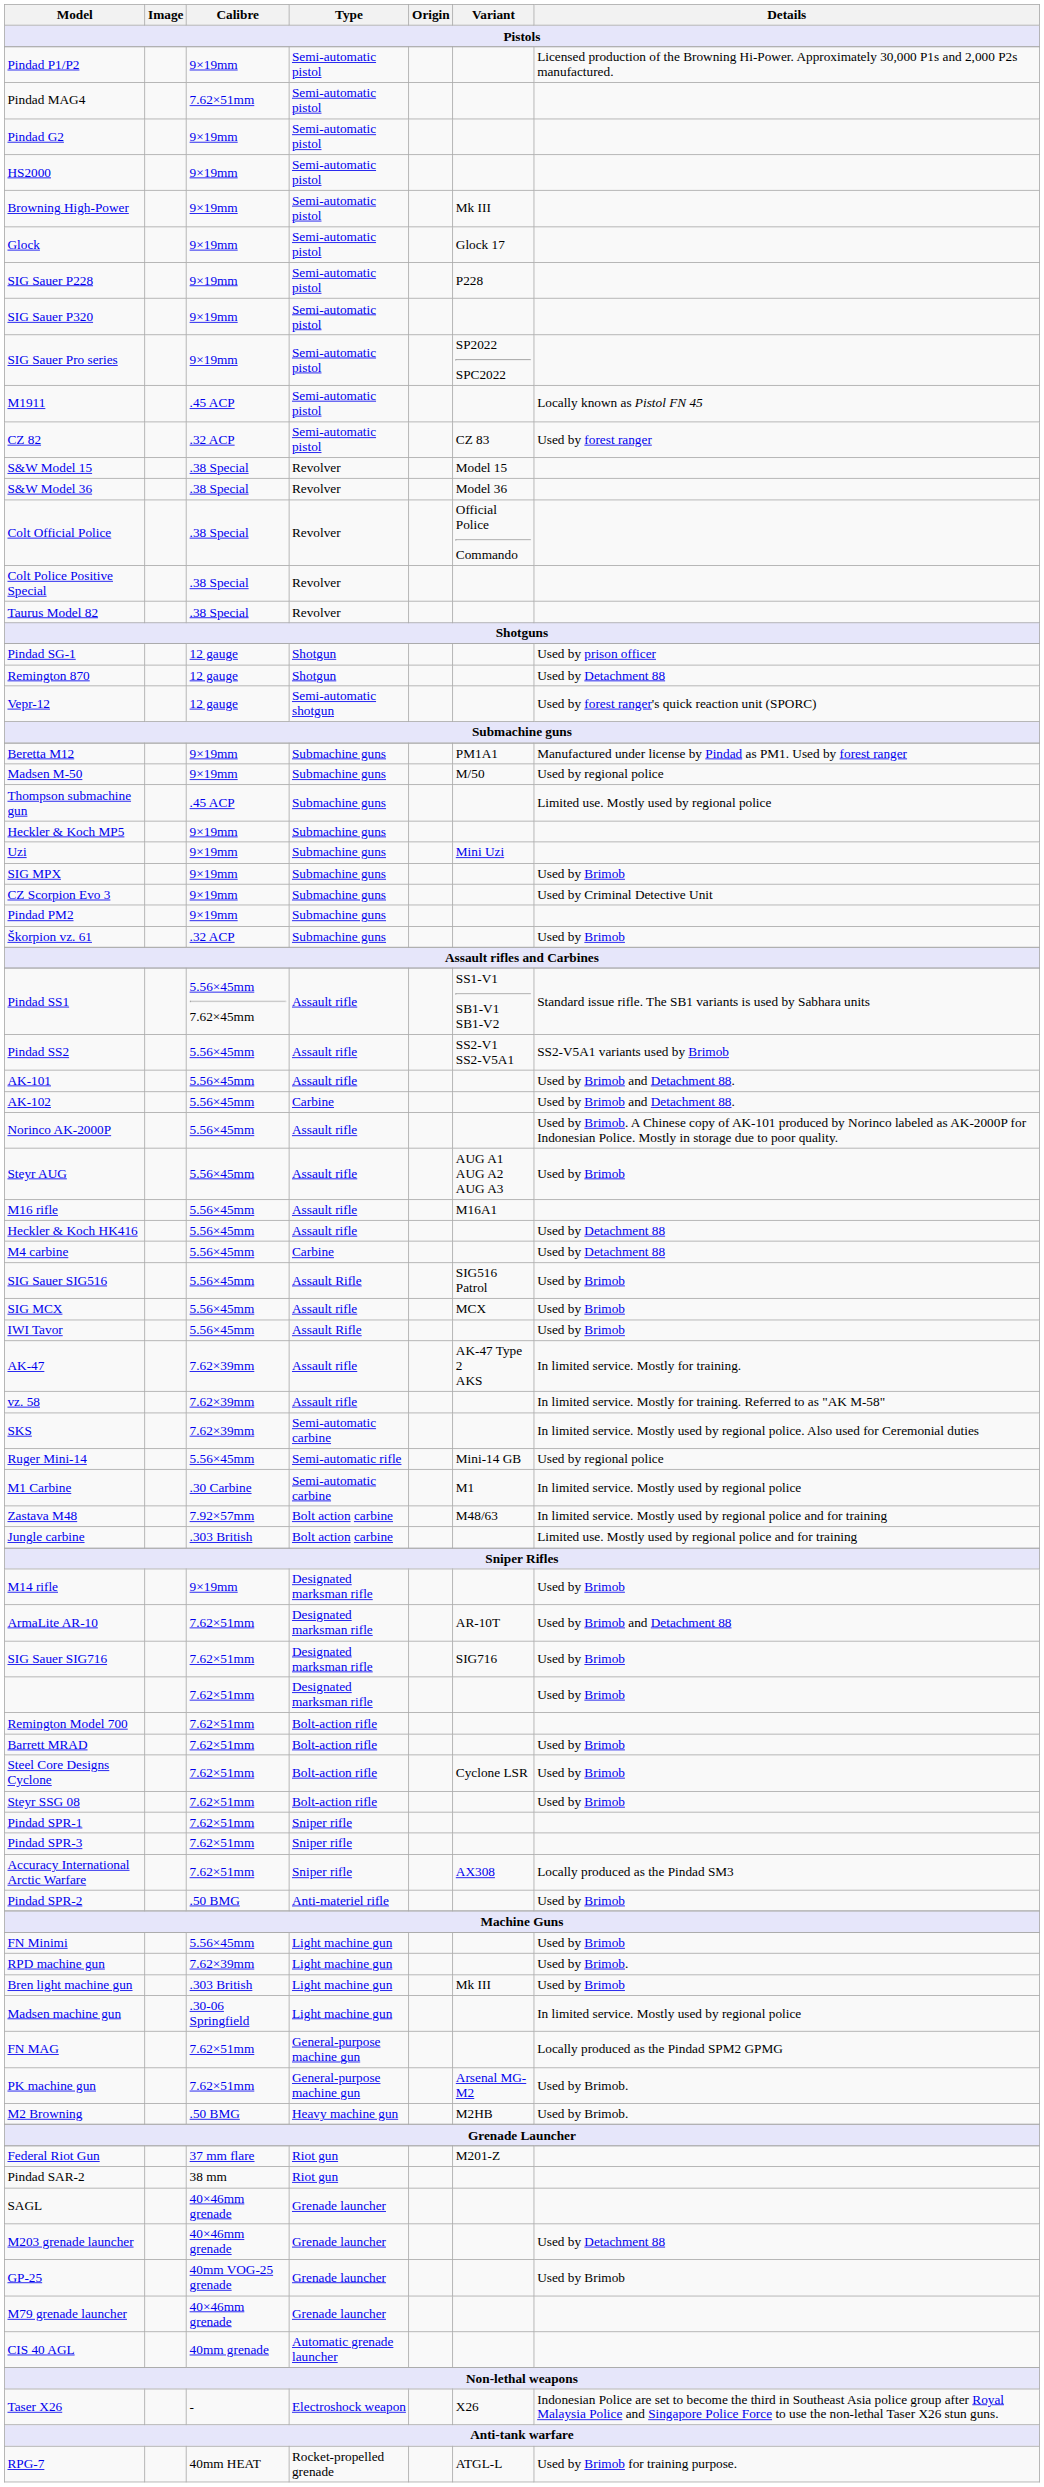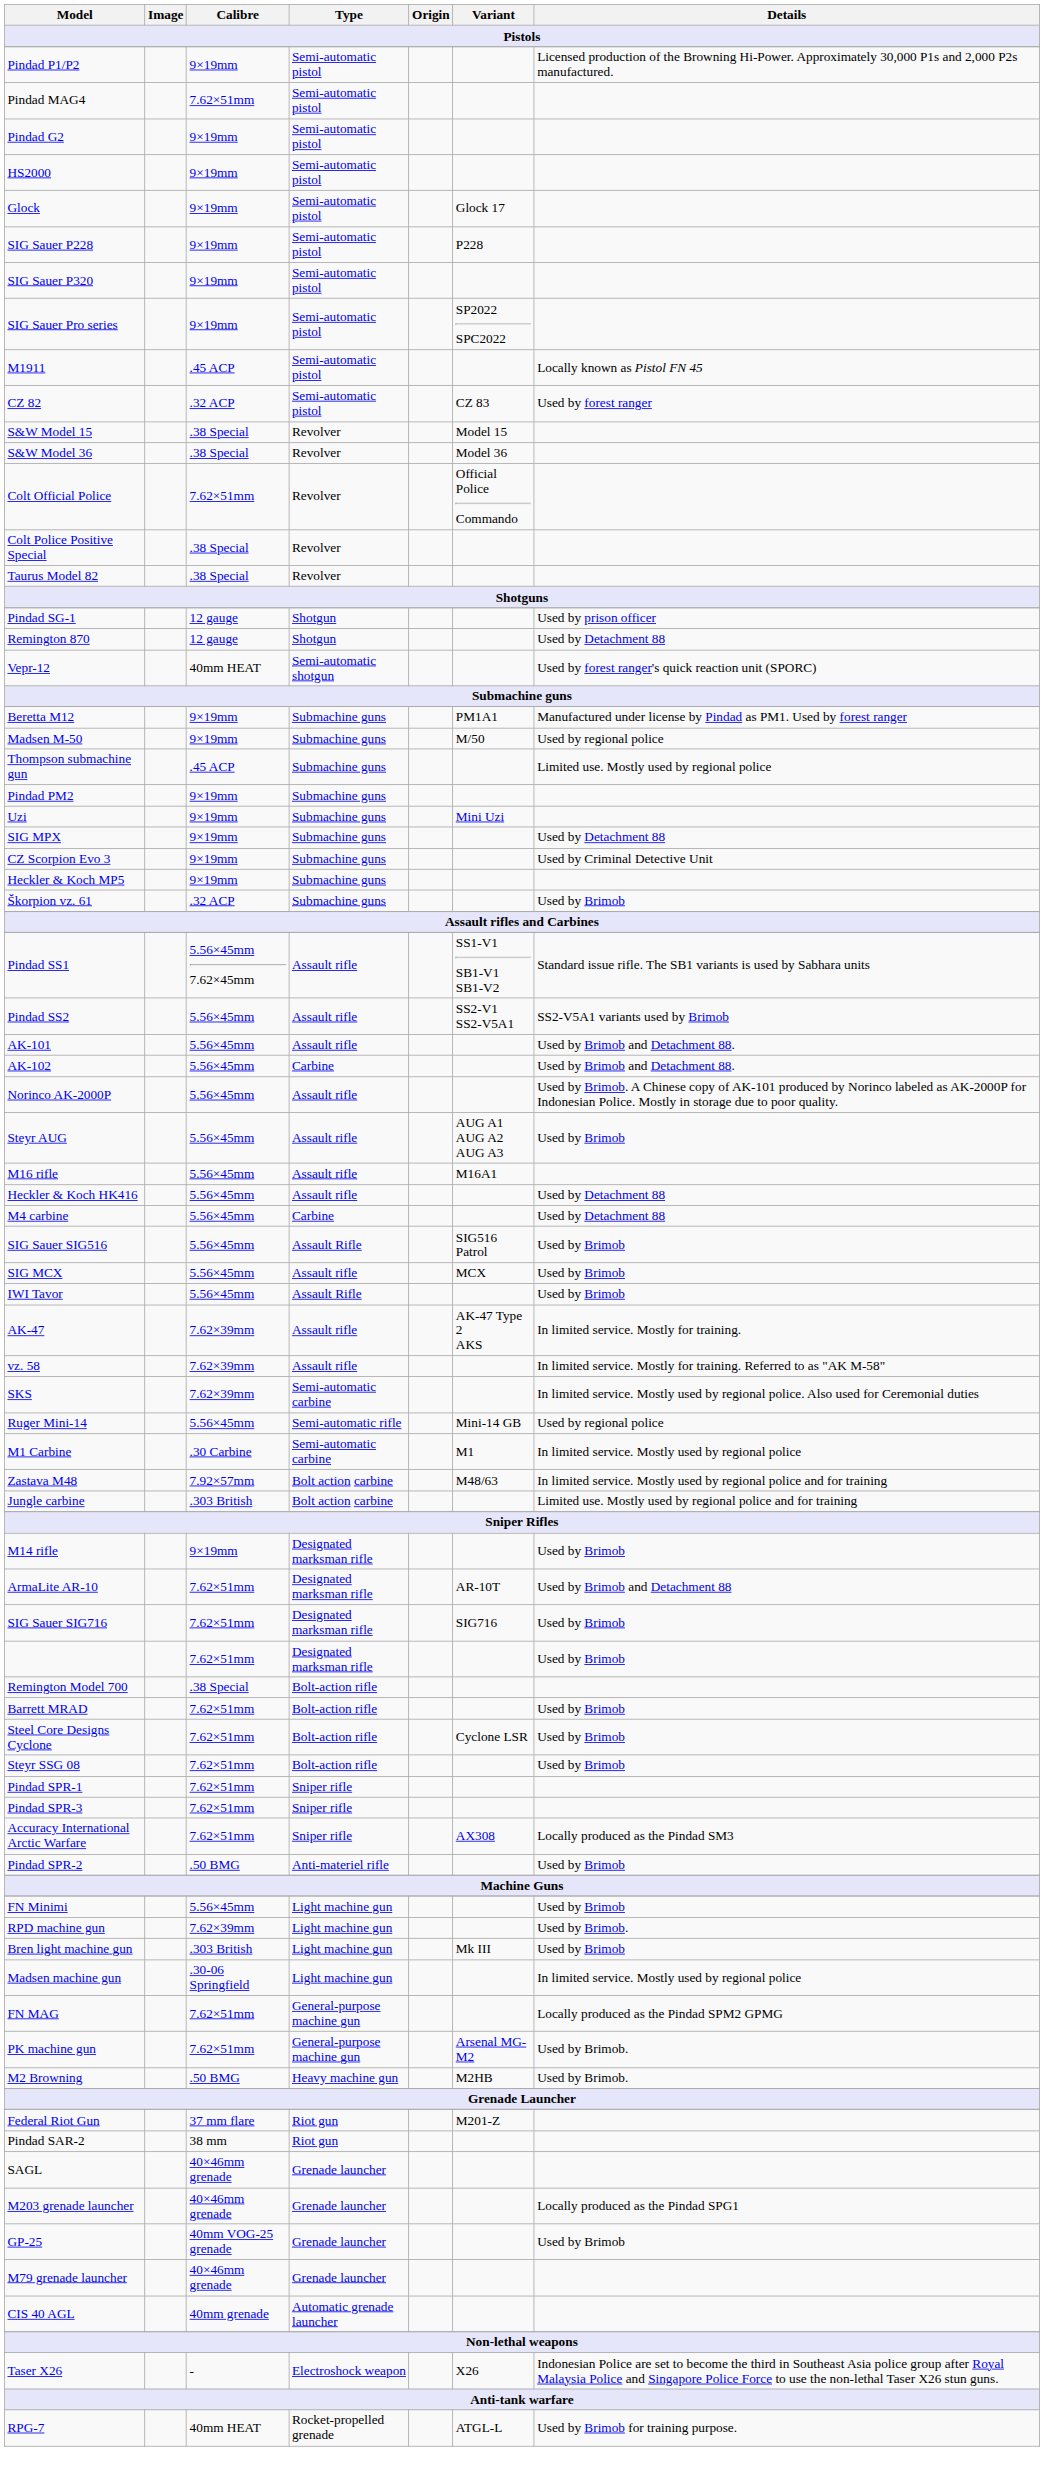- row: (68, 208)
(219, 532) .38 Special -> (222, 496) 7.62×51mm
(214, 703) 12 gauge -> (225, 667) 40mm HEAT
rows swapped: (41, 915) <-> (66, 831)
(581, 873) Used by Brimob -> (601, 837) Used by Detachment 88
(222, 1723) 7.62×51mm -> (219, 1687) .38 Special
(601, 2241) Used by Detachment 88 -> (638, 2205) Locally produced as the Pindad SPG1
